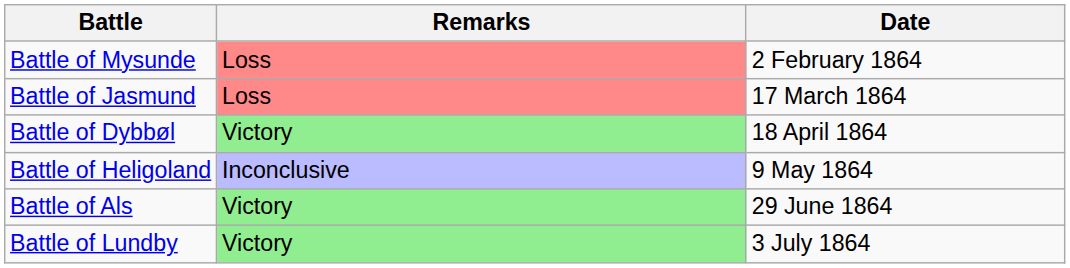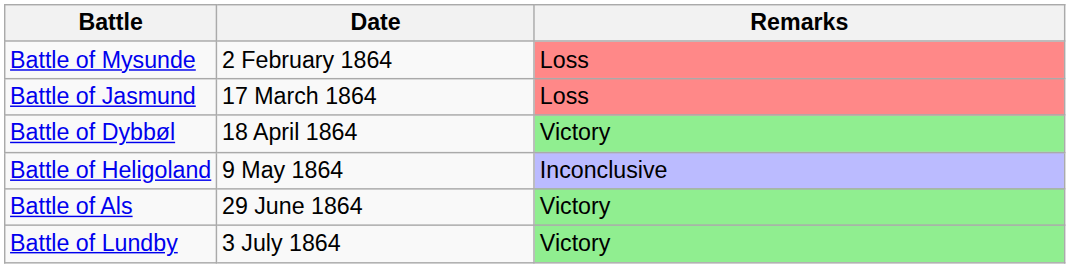columns swapped: (905, 22) <-> (481, 22)
